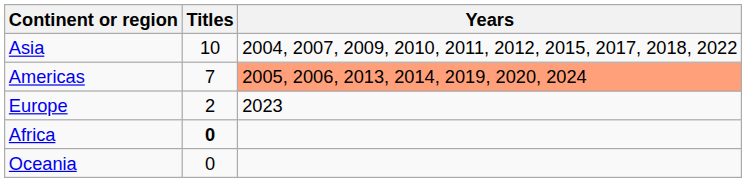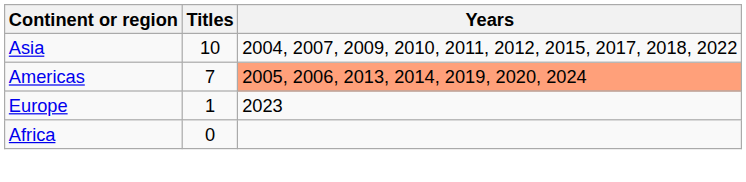(210, 106) 2 -> (210, 106) 1
(210, 135) bold -> (210, 135) normal
- row: (43, 164)
